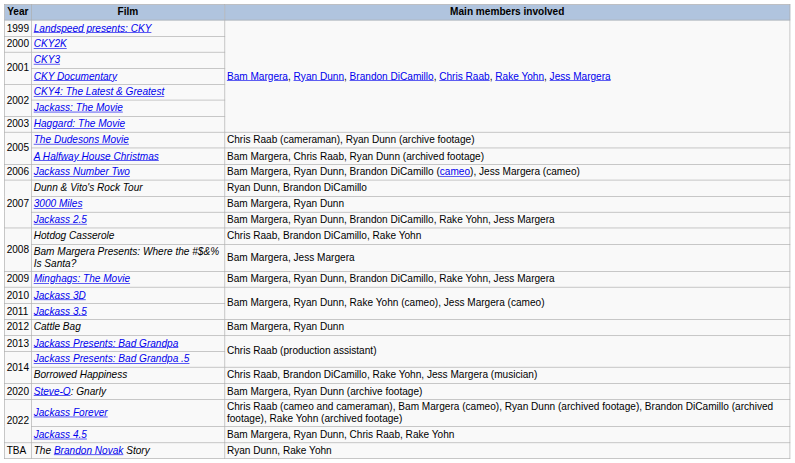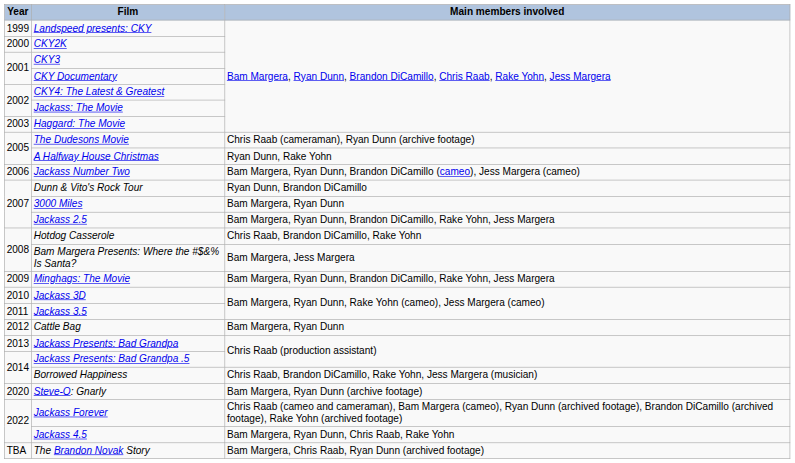(355, 156) Bam Margera, Chris Raab, Ryan Dunn (archived footage) -> (279, 156) Ryan Dunn, Rake Yohn
(279, 450) Ryan Dunn, Rake Yohn -> (355, 450) Bam Margera, Chris Raab, Ryan Dunn (archived footage)
